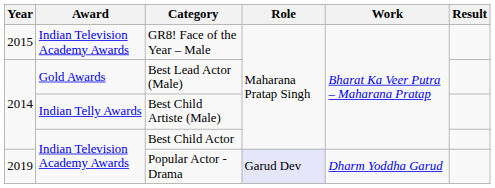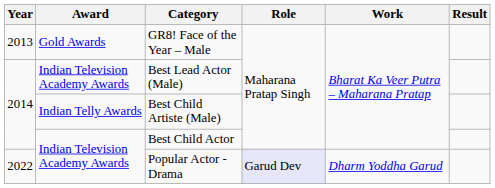(20, 42) 2015 -> (20, 42) 2013
(84, 42) Indian Television Academy Awards -> (72, 42) Gold Awards
(72, 76) Gold Awards -> (84, 76) Indian Television Academy Awards
(20, 166) 2019 -> (20, 166) 2022
